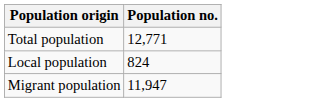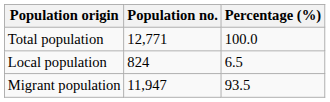+ column: (273, 16)
